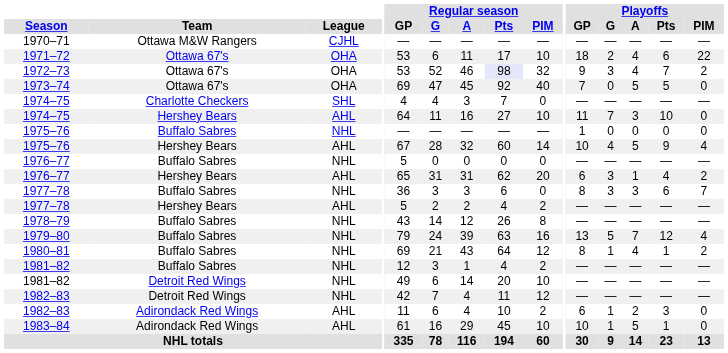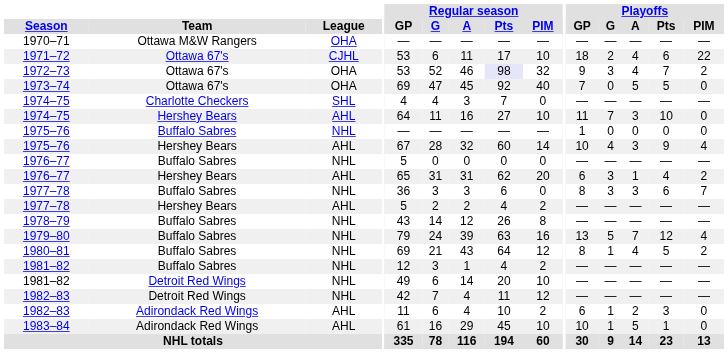(344, 41) CJHL -> (344, 41) OHA
(344, 56) OHA -> (344, 56) CJHL
(635, 146) 5 -> (635, 146) 3
(666, 251) 1 -> (666, 251) 5
